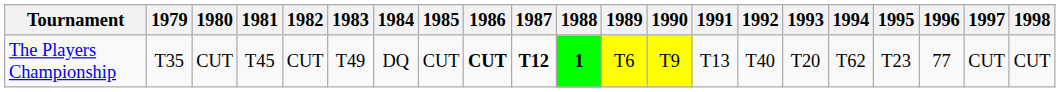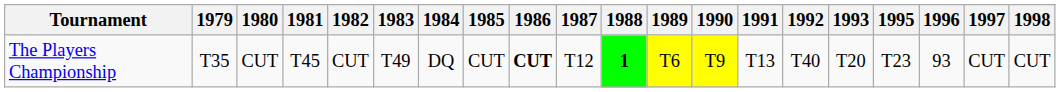- column: (851, 19)
(534, 61) bold -> (579, 61) normal
(941, 61) 77 -> (941, 61) 93
